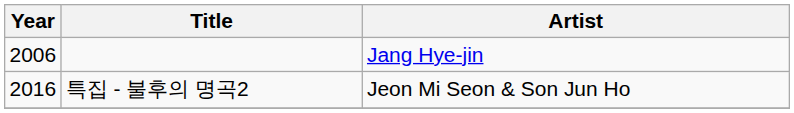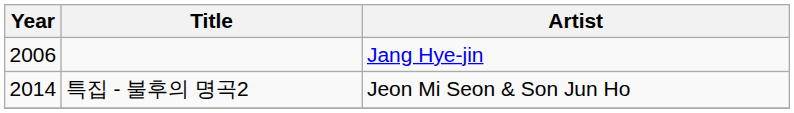(33, 89) 2016 -> (33, 89) 2014
